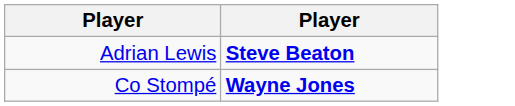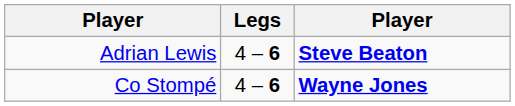+ column: (257, 20)
